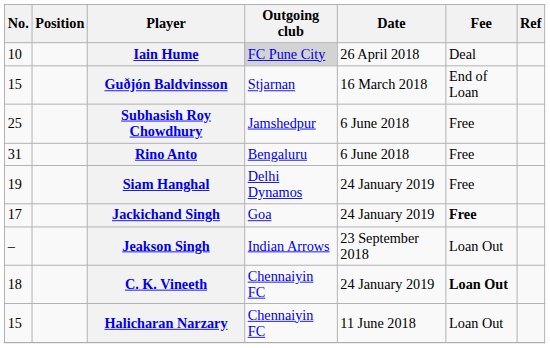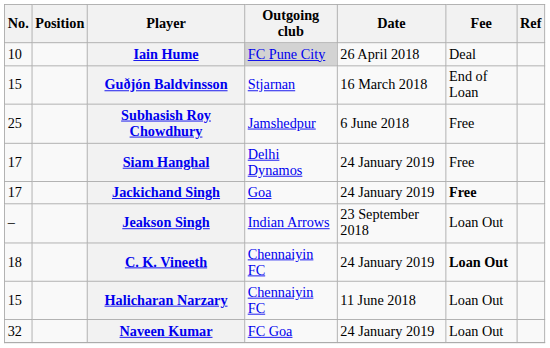- row: (166, 154)
(15, 184) 19 -> (15, 162) 17
+ row: (166, 331)
